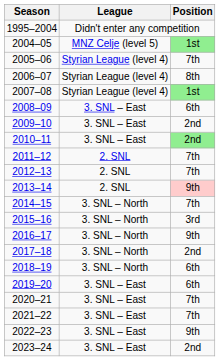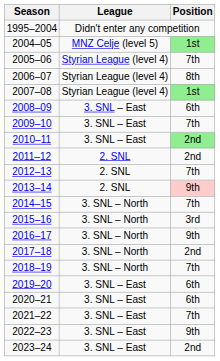(193, 124) 2nd -> (193, 124) 7th
(193, 156) 7th -> (193, 156) 2nd
(193, 268) 6th -> (193, 268) 7th
(193, 300) 7th -> (193, 300) 6th
